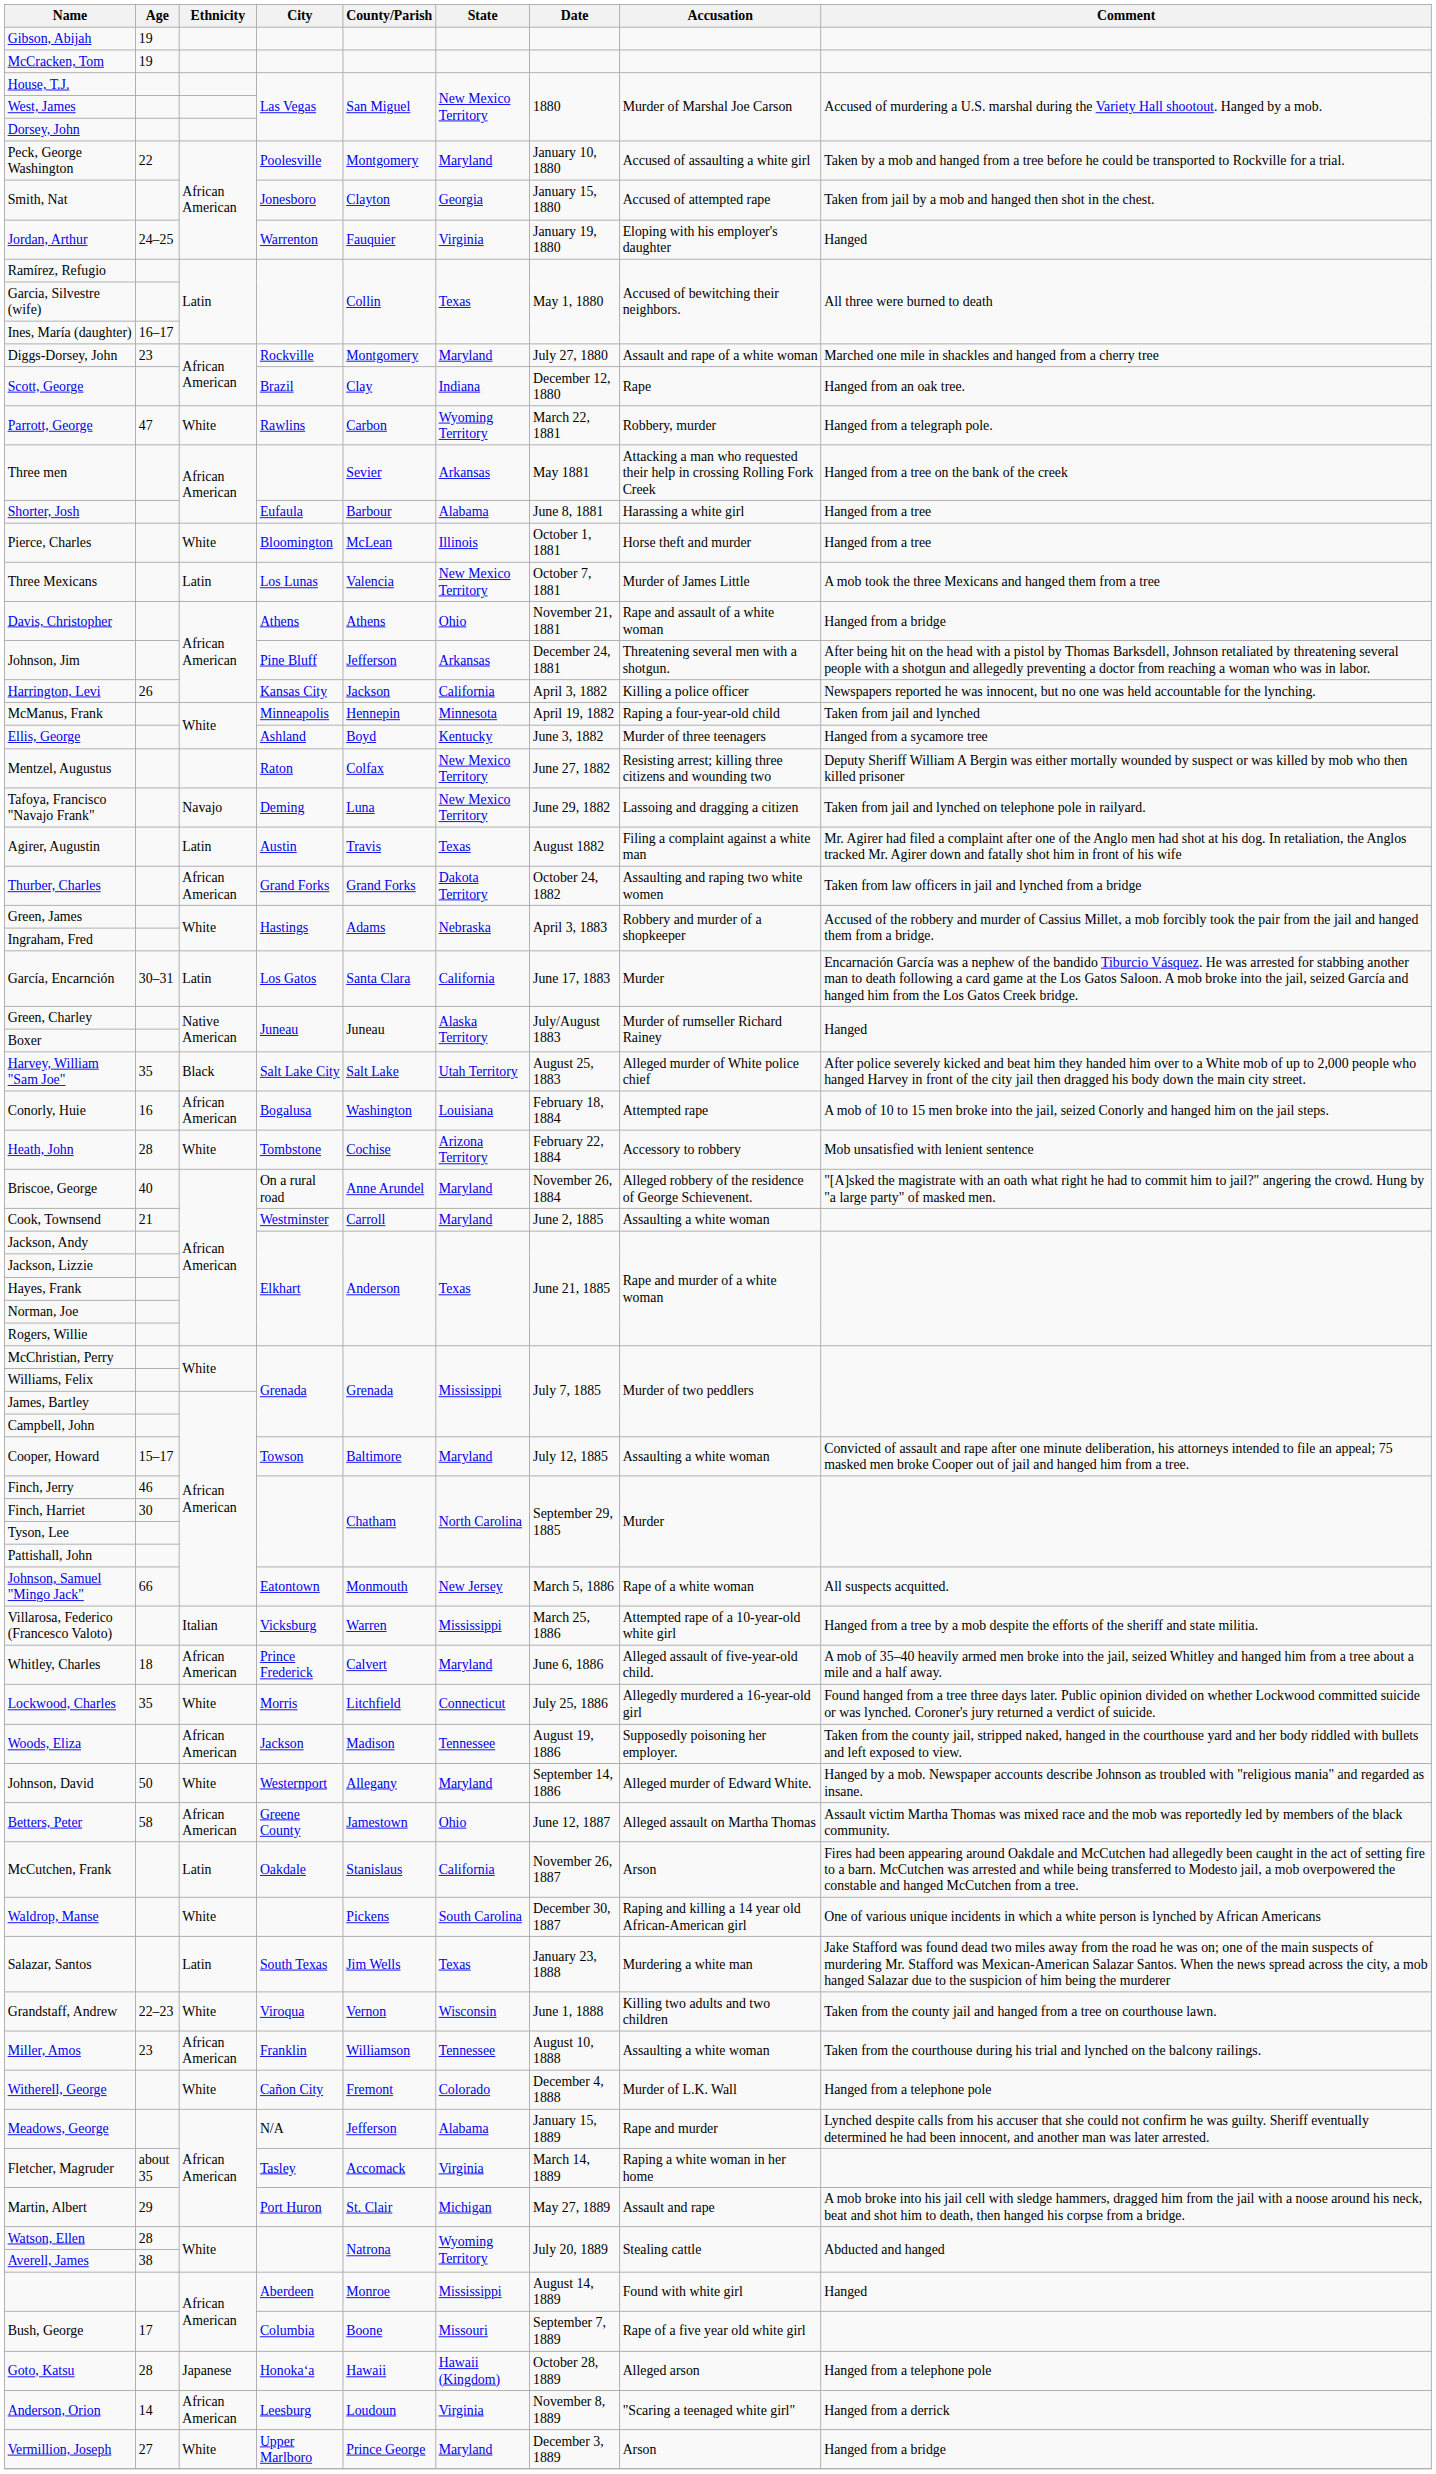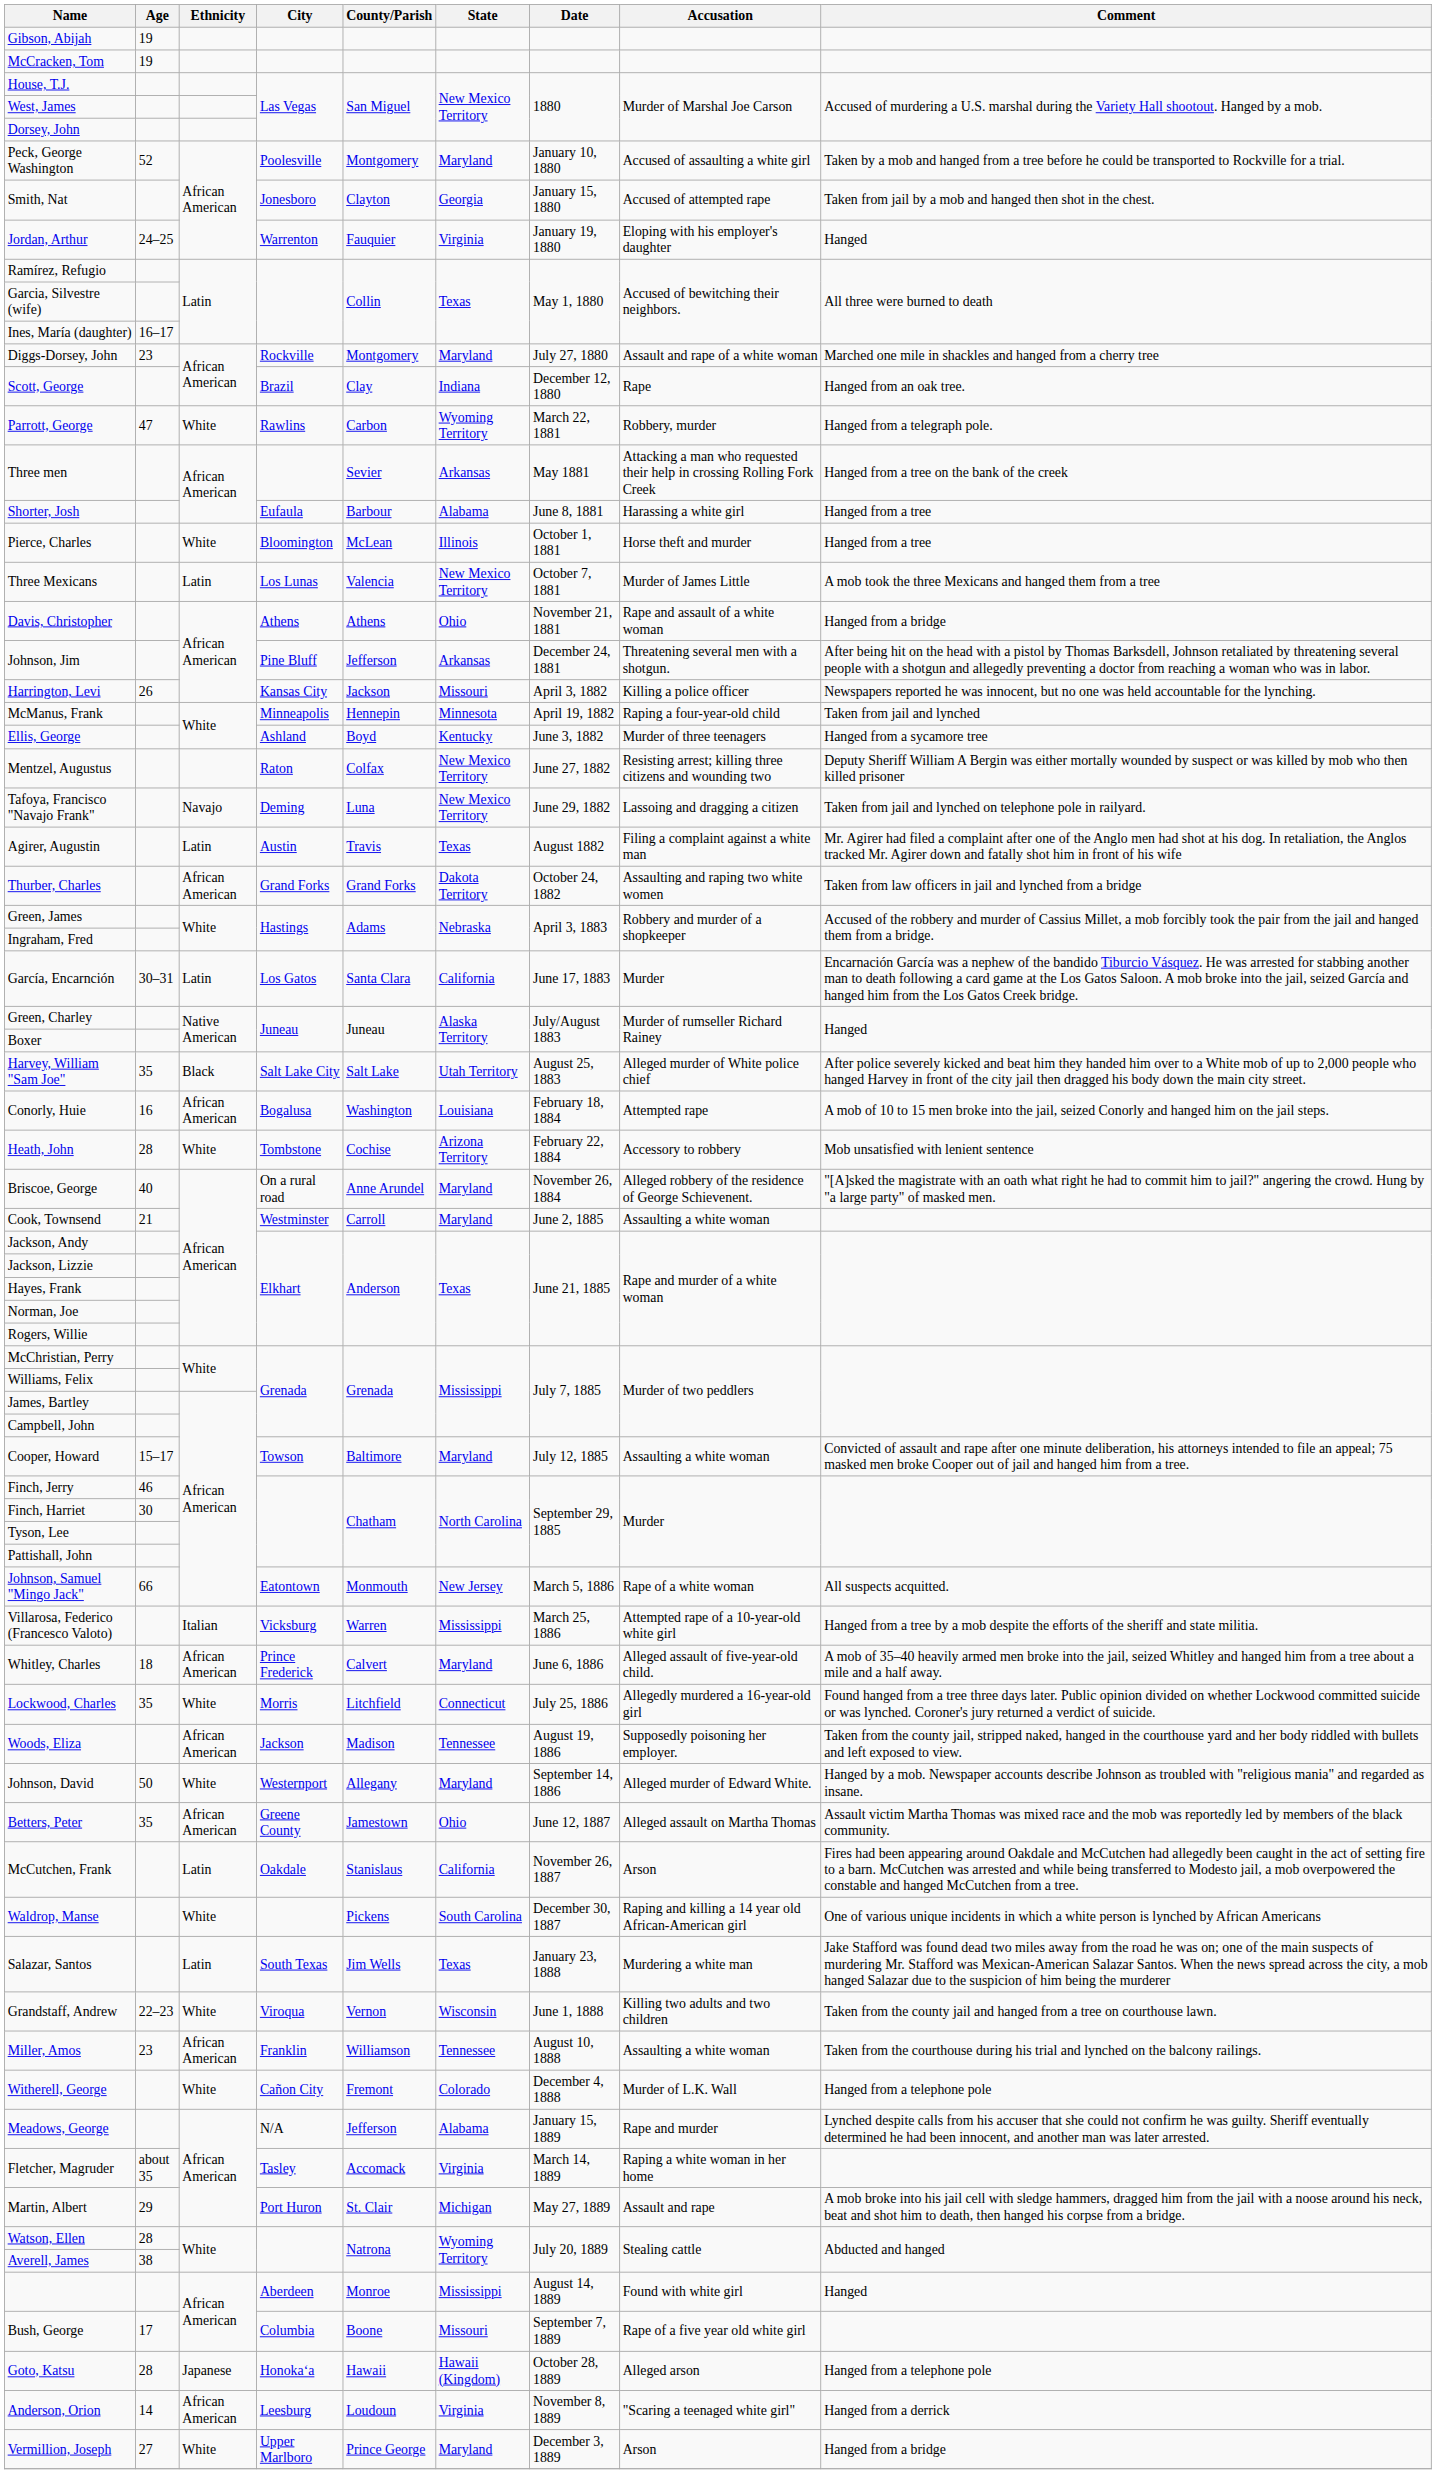(146, 161) 22 -> (146, 161) 52
(467, 691) California -> (463, 691) Missouri
(146, 1822) 58 -> (146, 1822) 35
